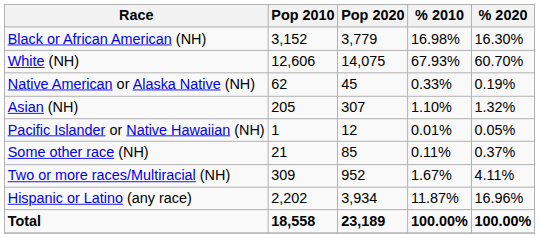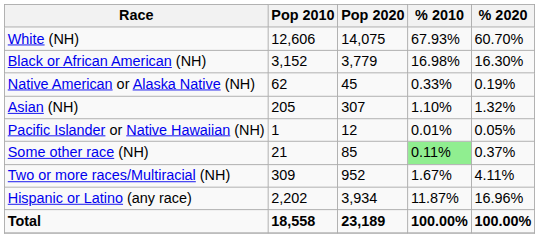rows swapped: (43, 61) <-> (107, 38)
(431, 152) no background -> (431, 152) lightgreen background
